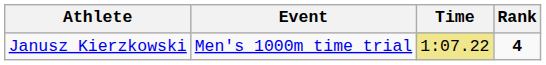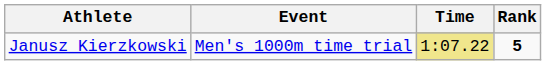(517, 46) 4 -> (517, 46) 5
